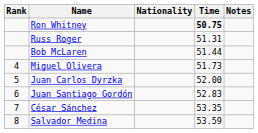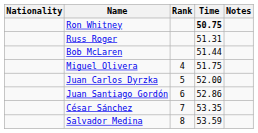columns swapped: (17, 11) <-> (164, 11)
(209, 66) 51.73 -> (209, 66) 51.75
(209, 94) 52.83 -> (209, 94) 52.86
